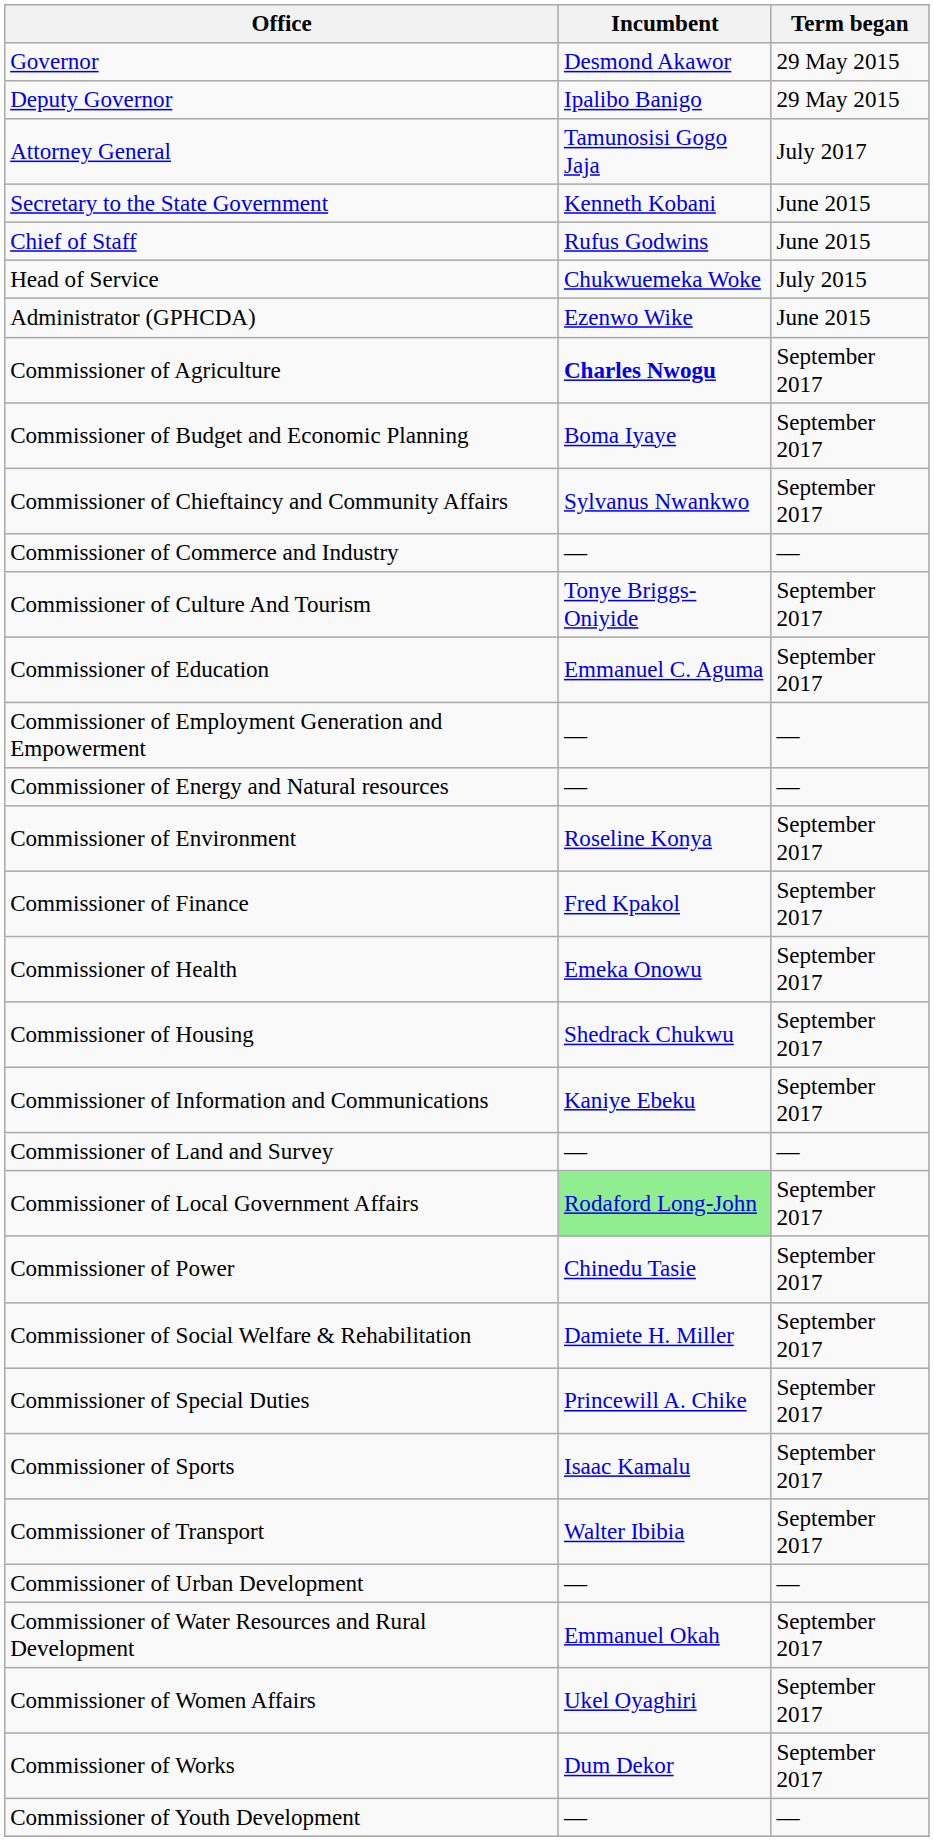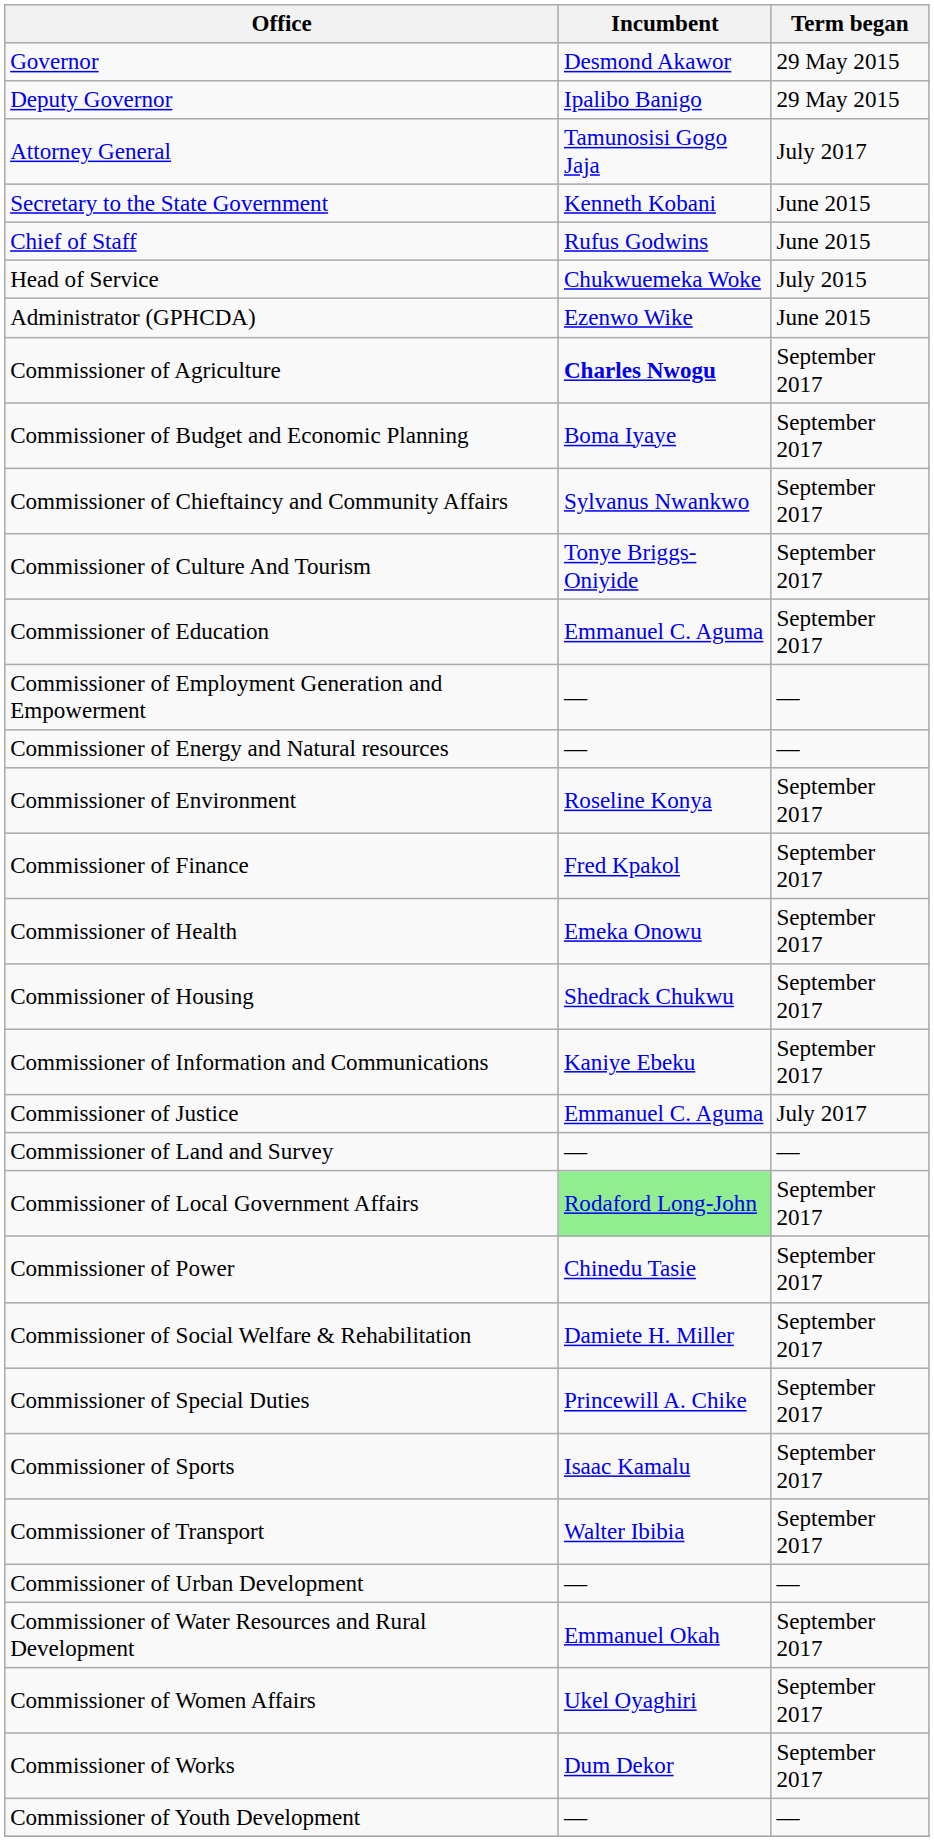- row: (204, 552)
+ row: (124, 1113)
